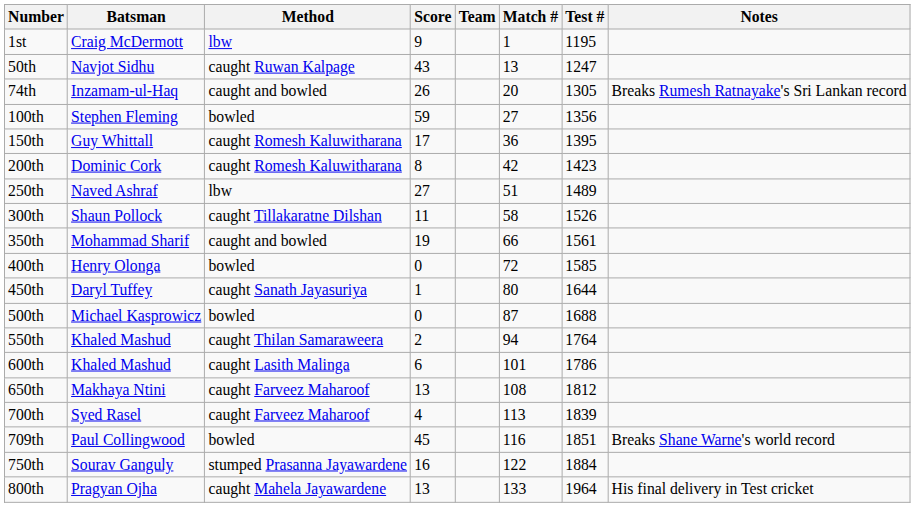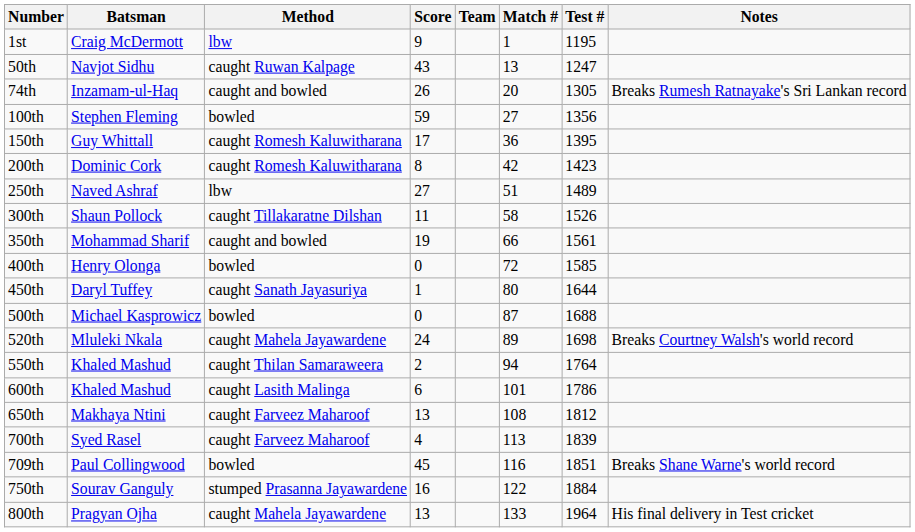+ row: (26, 340)
